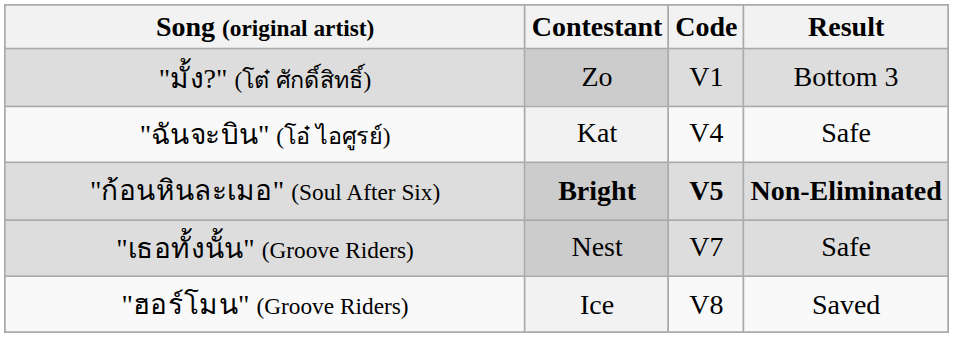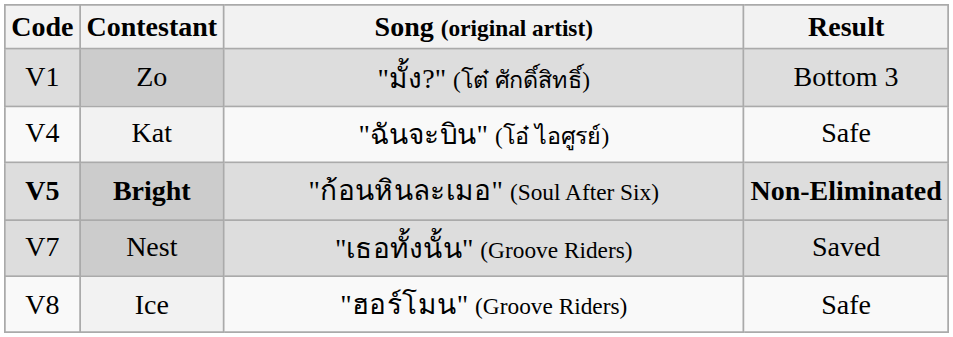columns swapped: (706, 26) <-> (265, 26)
(846, 247) Safe -> (846, 247) Saved
(846, 303) Saved -> (846, 303) Safe
